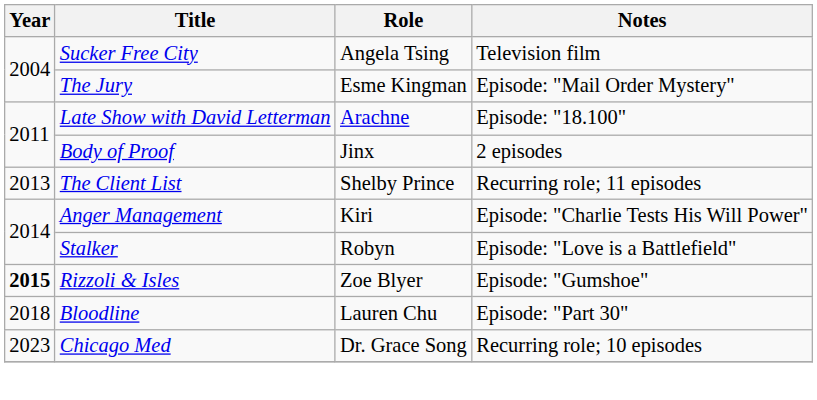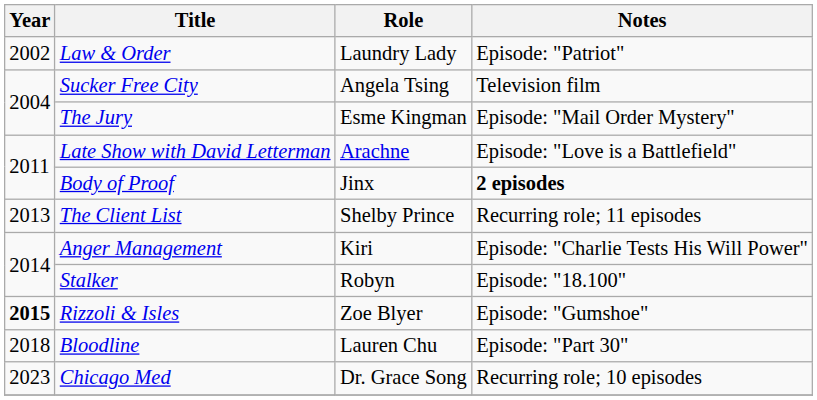+ row: (115, 53)
(551, 118) Episode: "18.100" -> (606, 150) Episode: "Love is a Battlefield"
(519, 150) normal -> (520, 183) bold
(606, 248) Episode: "Love is a Battlefield" -> (551, 280) Episode: "18.100"
